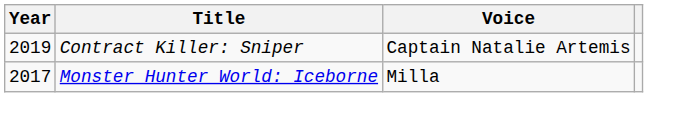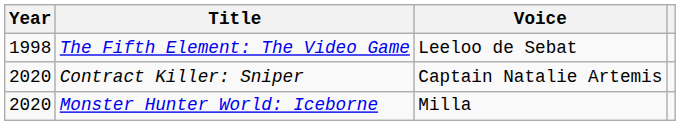+ row: (235, 48)
(30, 48) 2019 -> (30, 77) 2020
(30, 77) 2017 -> (30, 106) 2020
